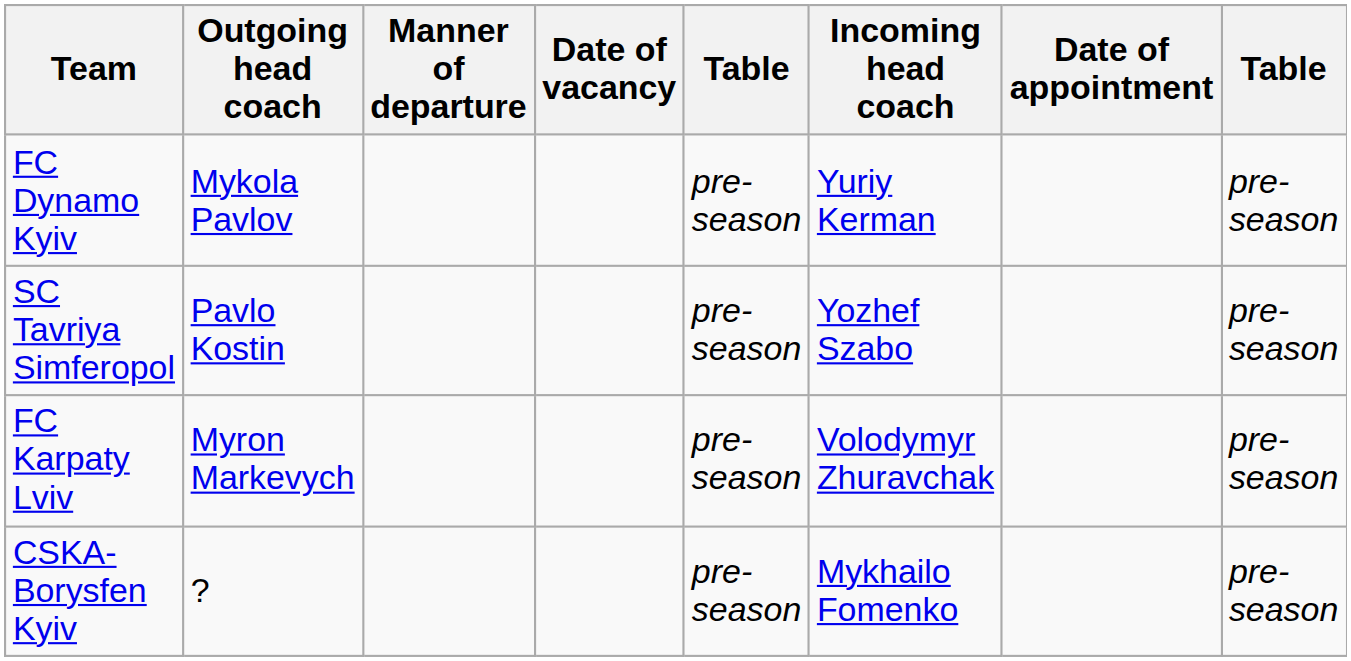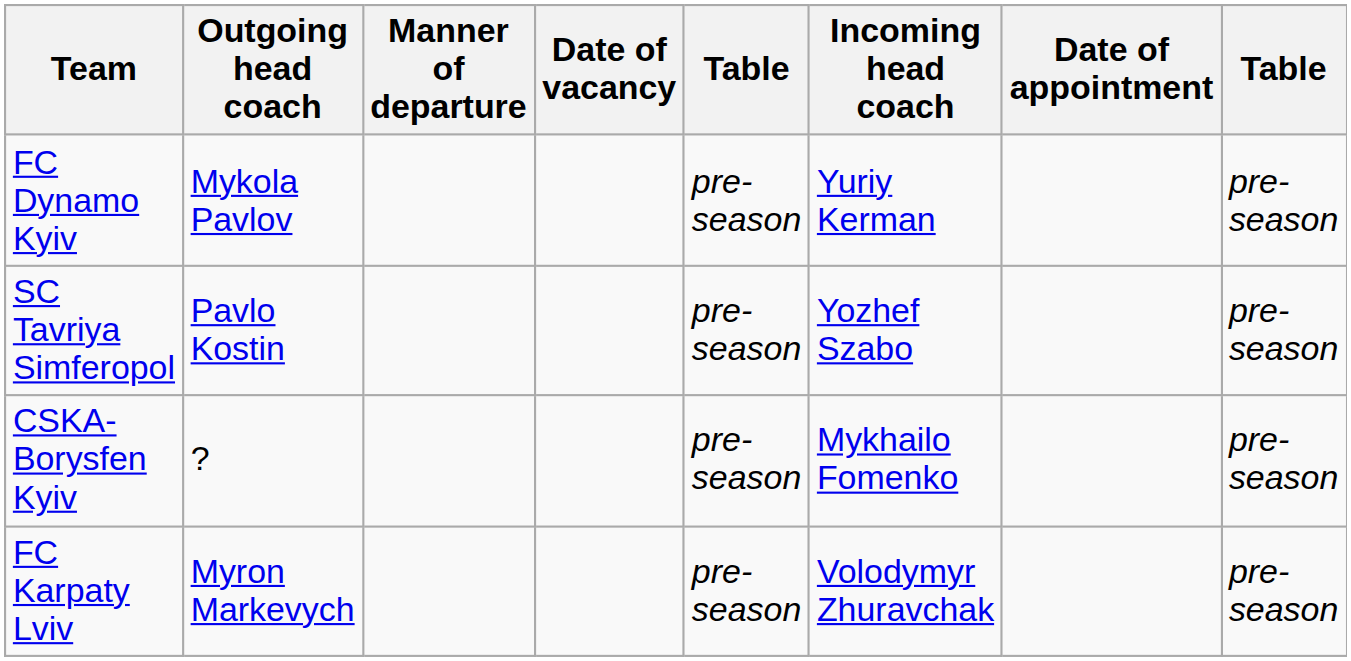rows swapped: (80, 590) <-> (71, 459)
